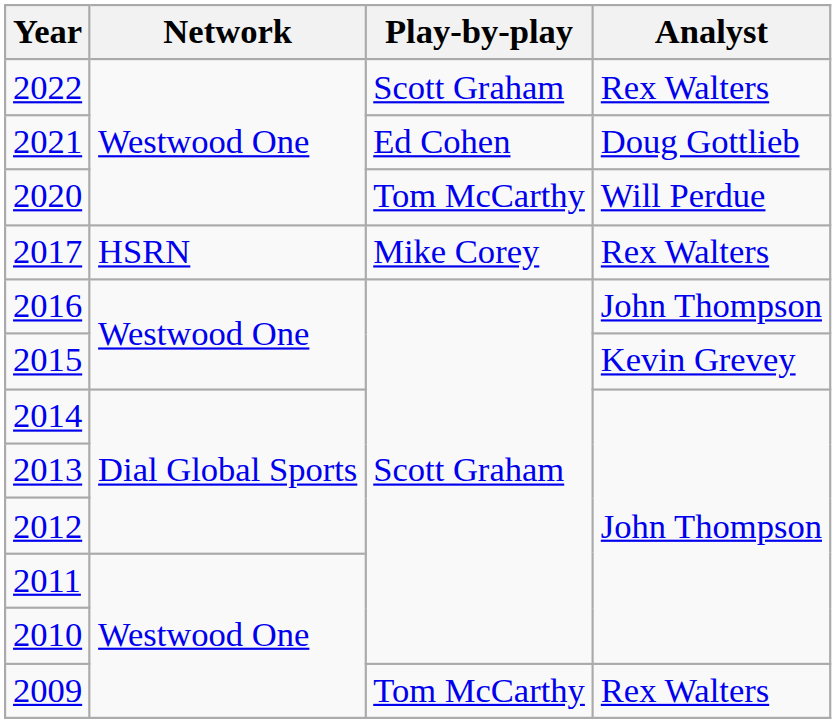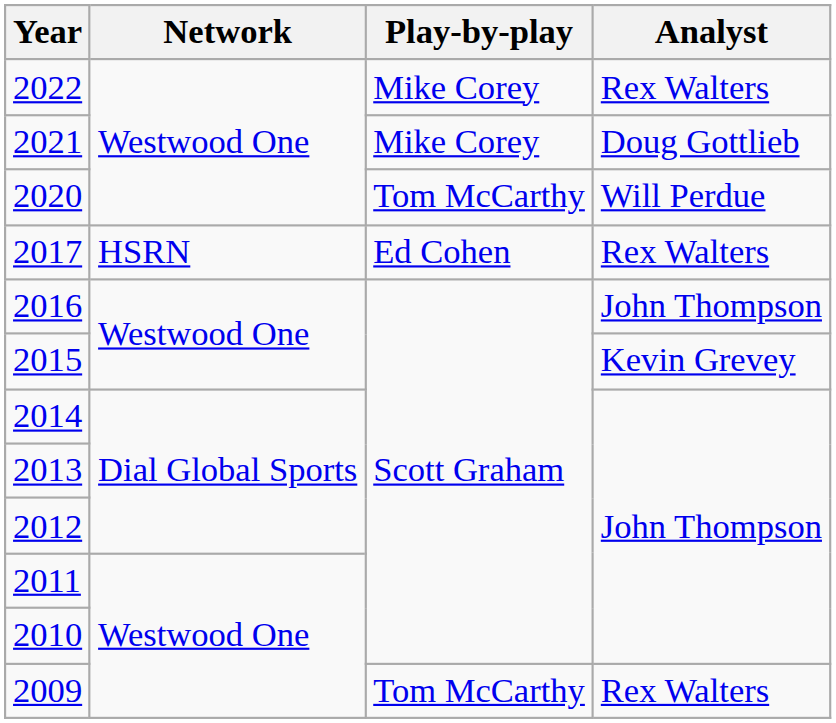(469, 86) Scott Graham -> (456, 86) Mike Corey
(442, 141) Ed Cohen -> (456, 141) Mike Corey
(456, 251) Mike Corey -> (442, 251) Ed Cohen
